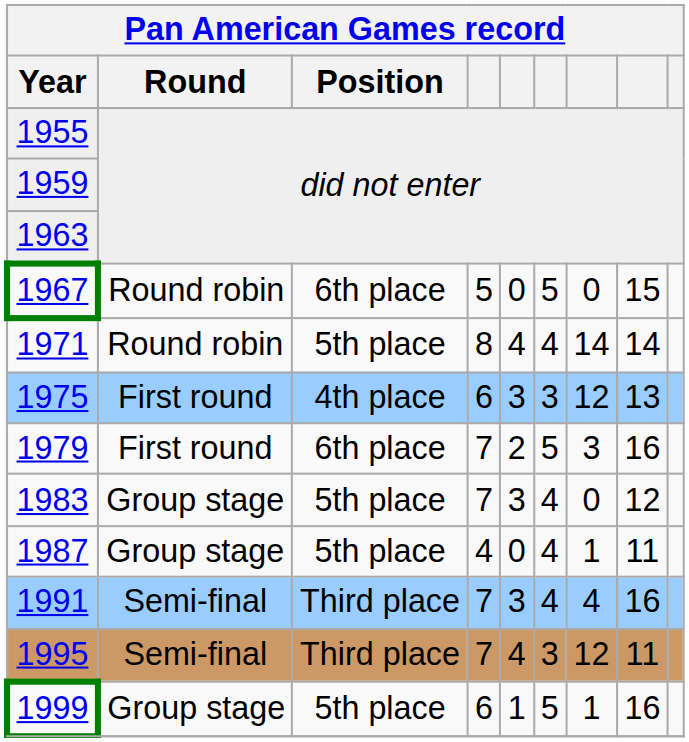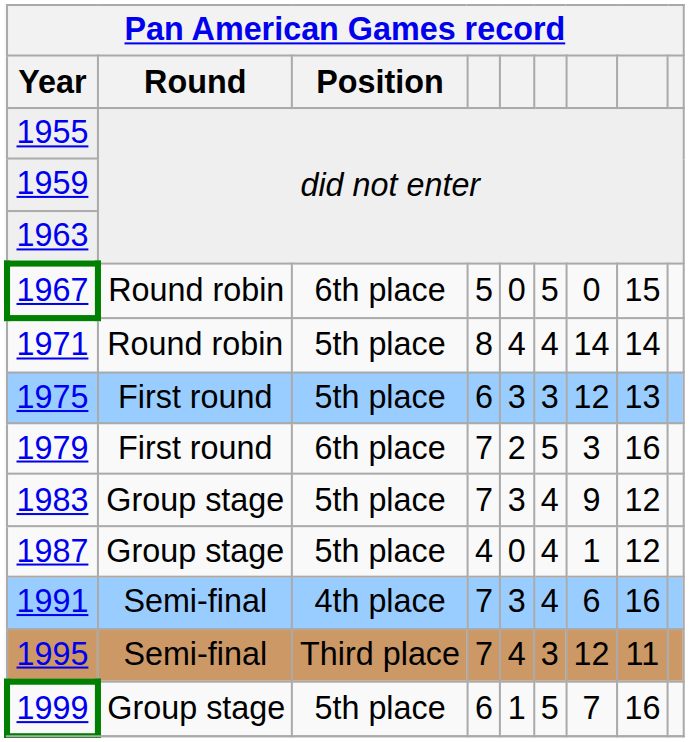(380, 397) 4th place -> (380, 397) 5th place
(592, 499) 0 -> (592, 499) 9
(642, 550) 11 -> (642, 550) 12
(380, 602) Third place -> (380, 602) 4th place
(592, 602) 4 -> (592, 602) 6
(592, 708) 1 -> (592, 708) 7
